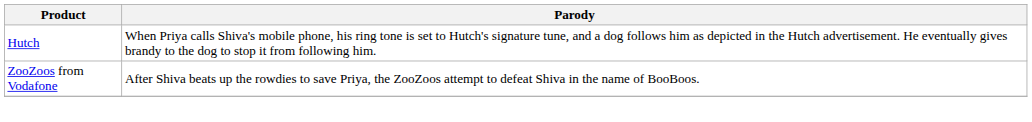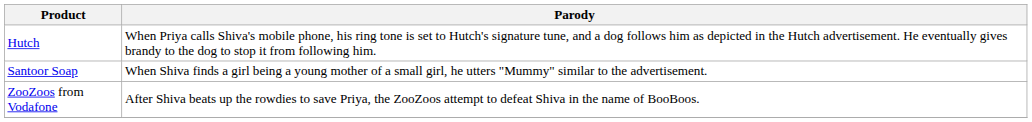+ row: (43, 71)
